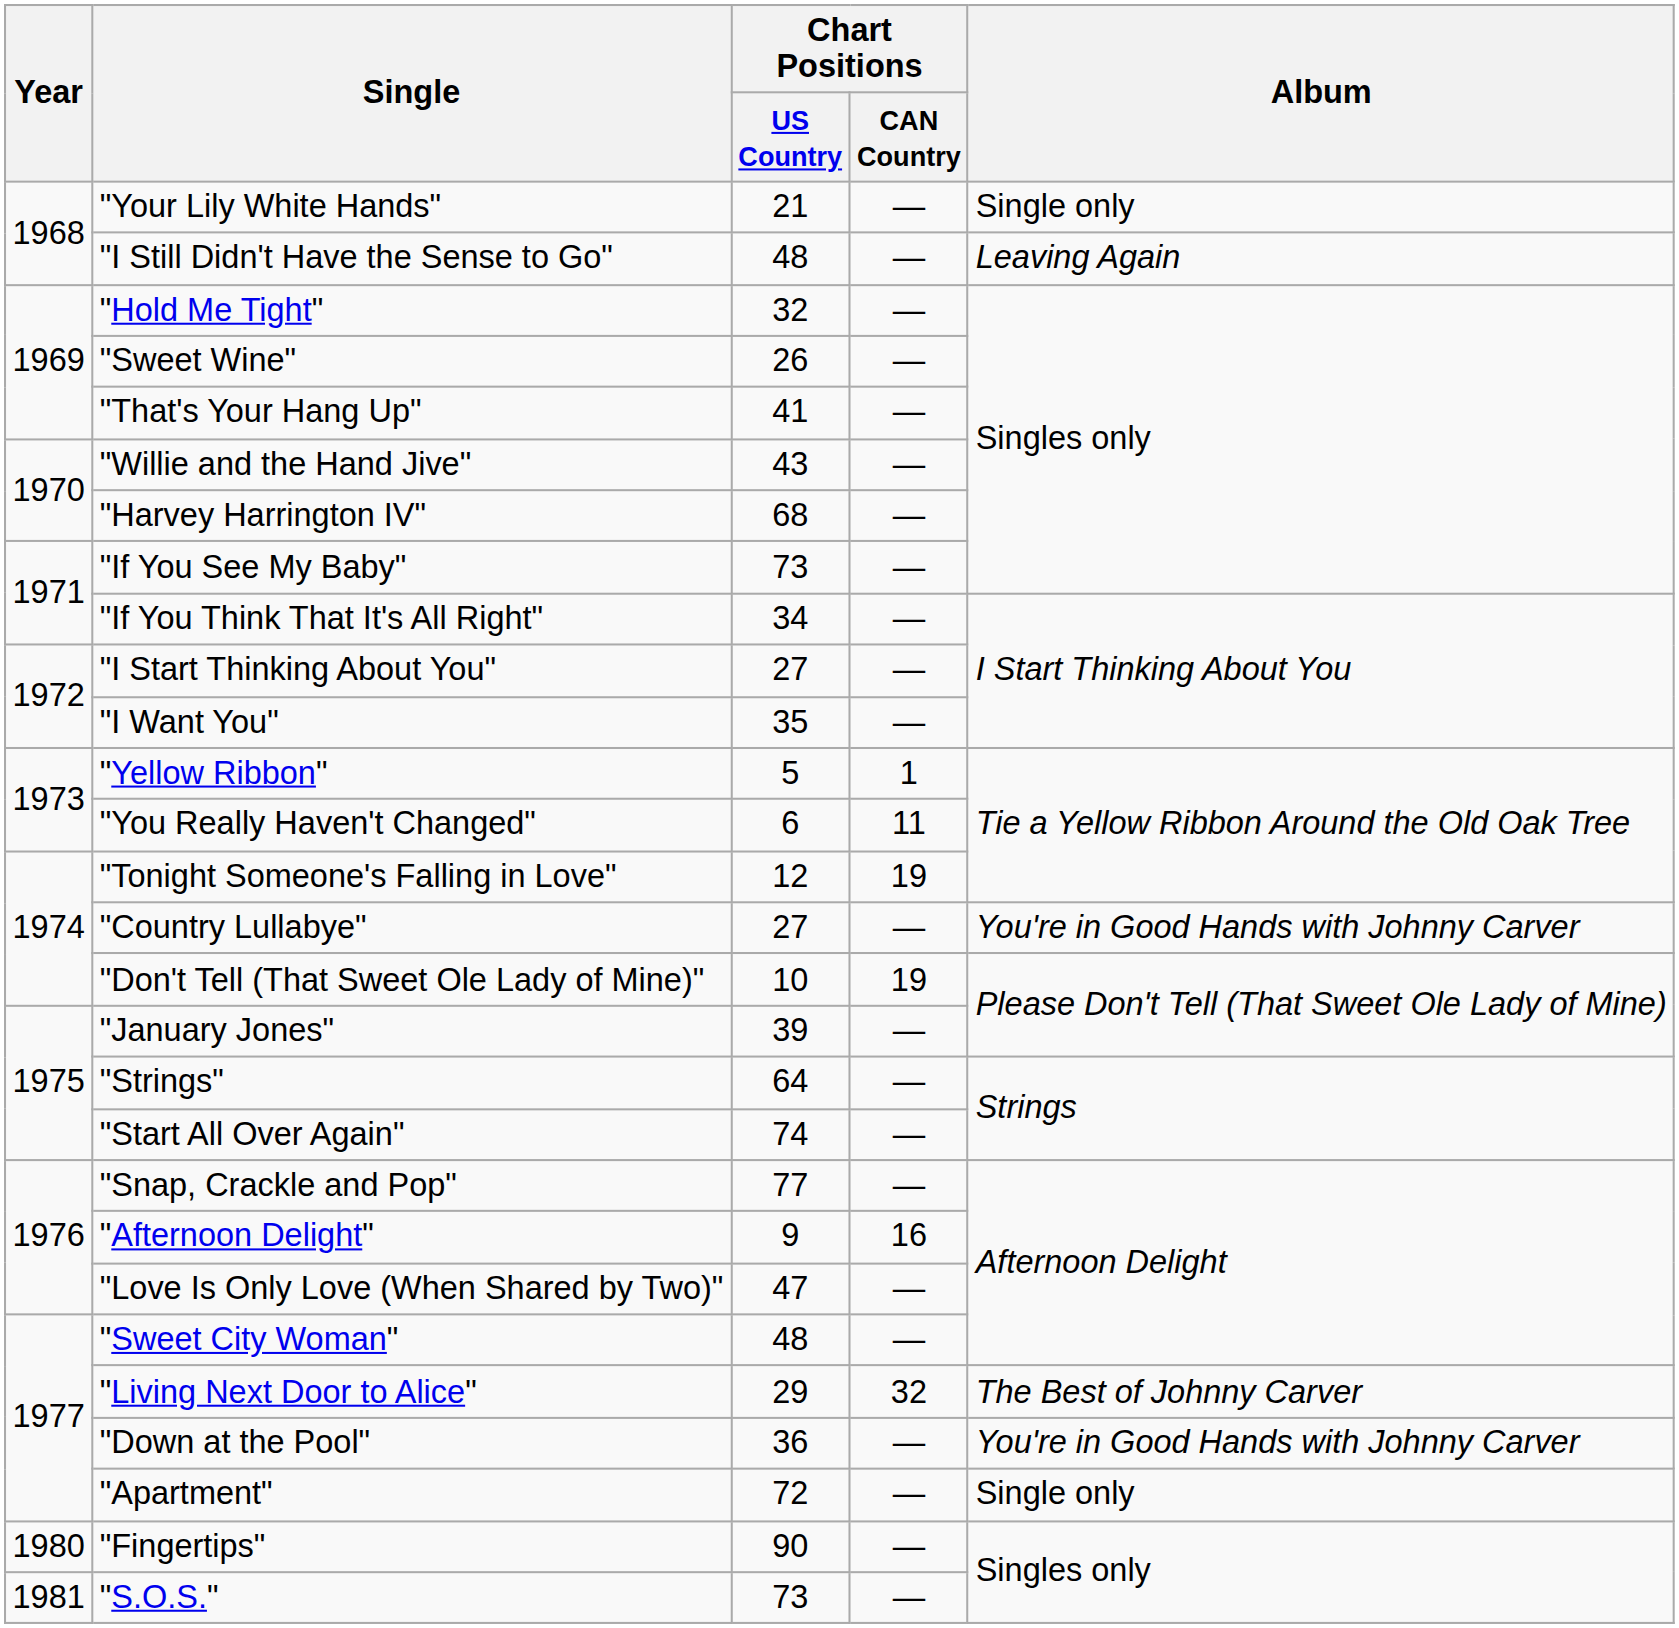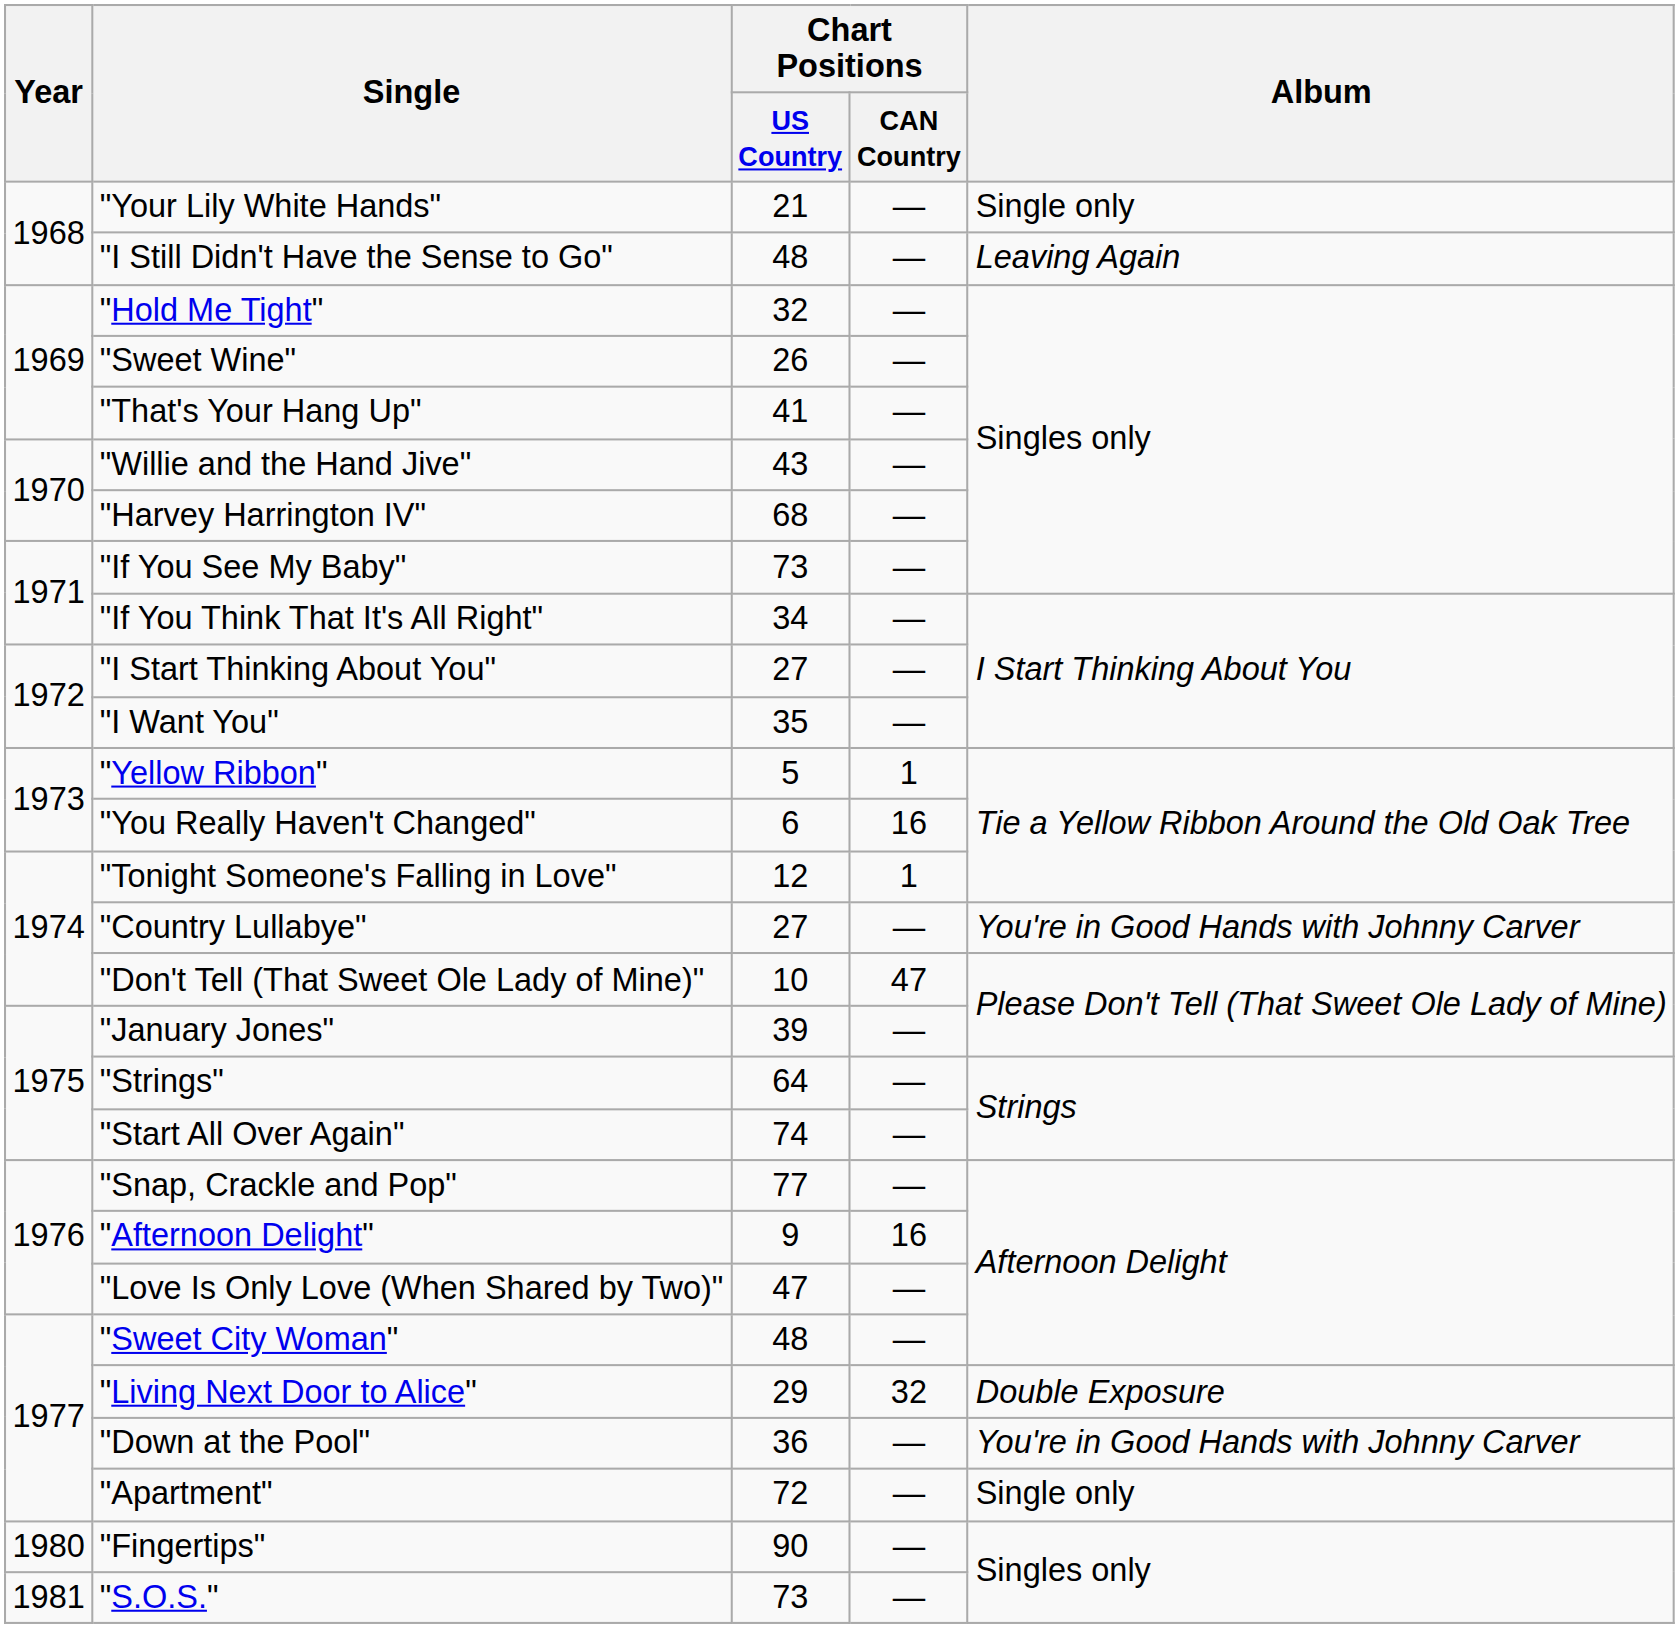(909, 824) 11 -> (909, 824) 16
(909, 876) 19 -> (909, 876) 1
(909, 979) 19 -> (909, 979) 47
(1169, 1391) The Best of Johnny Carver -> (1100, 1391) Double Exposure
